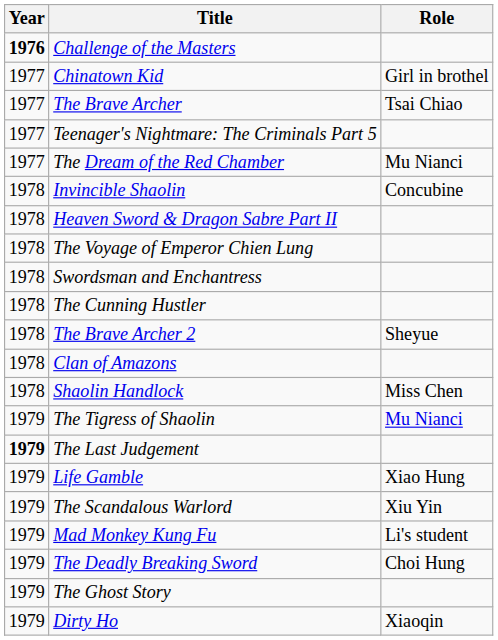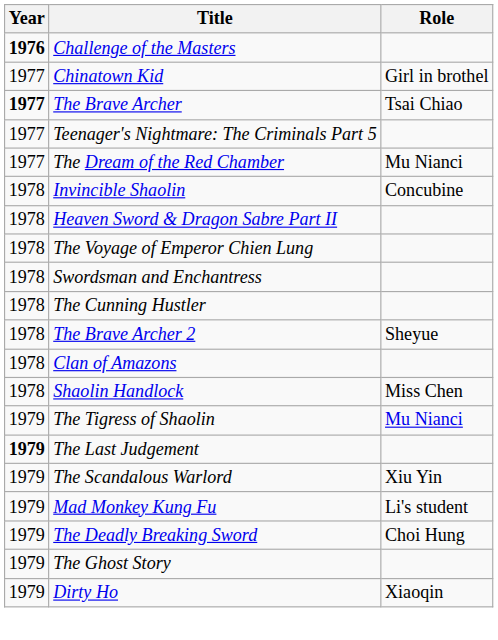(27, 104) normal -> (27, 104) bold
- row: (98, 477)
